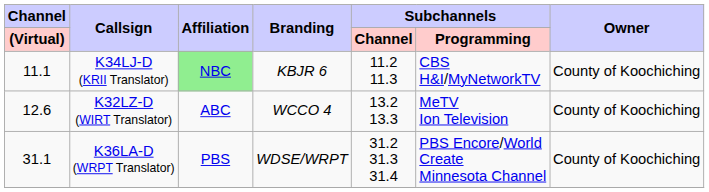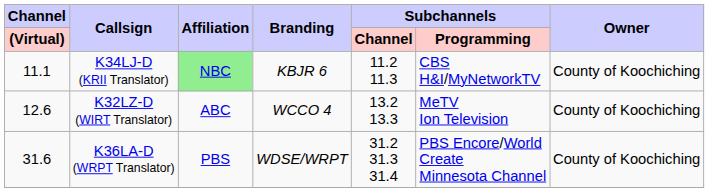(37, 159) 31.1 -> (37, 159) 31.6
